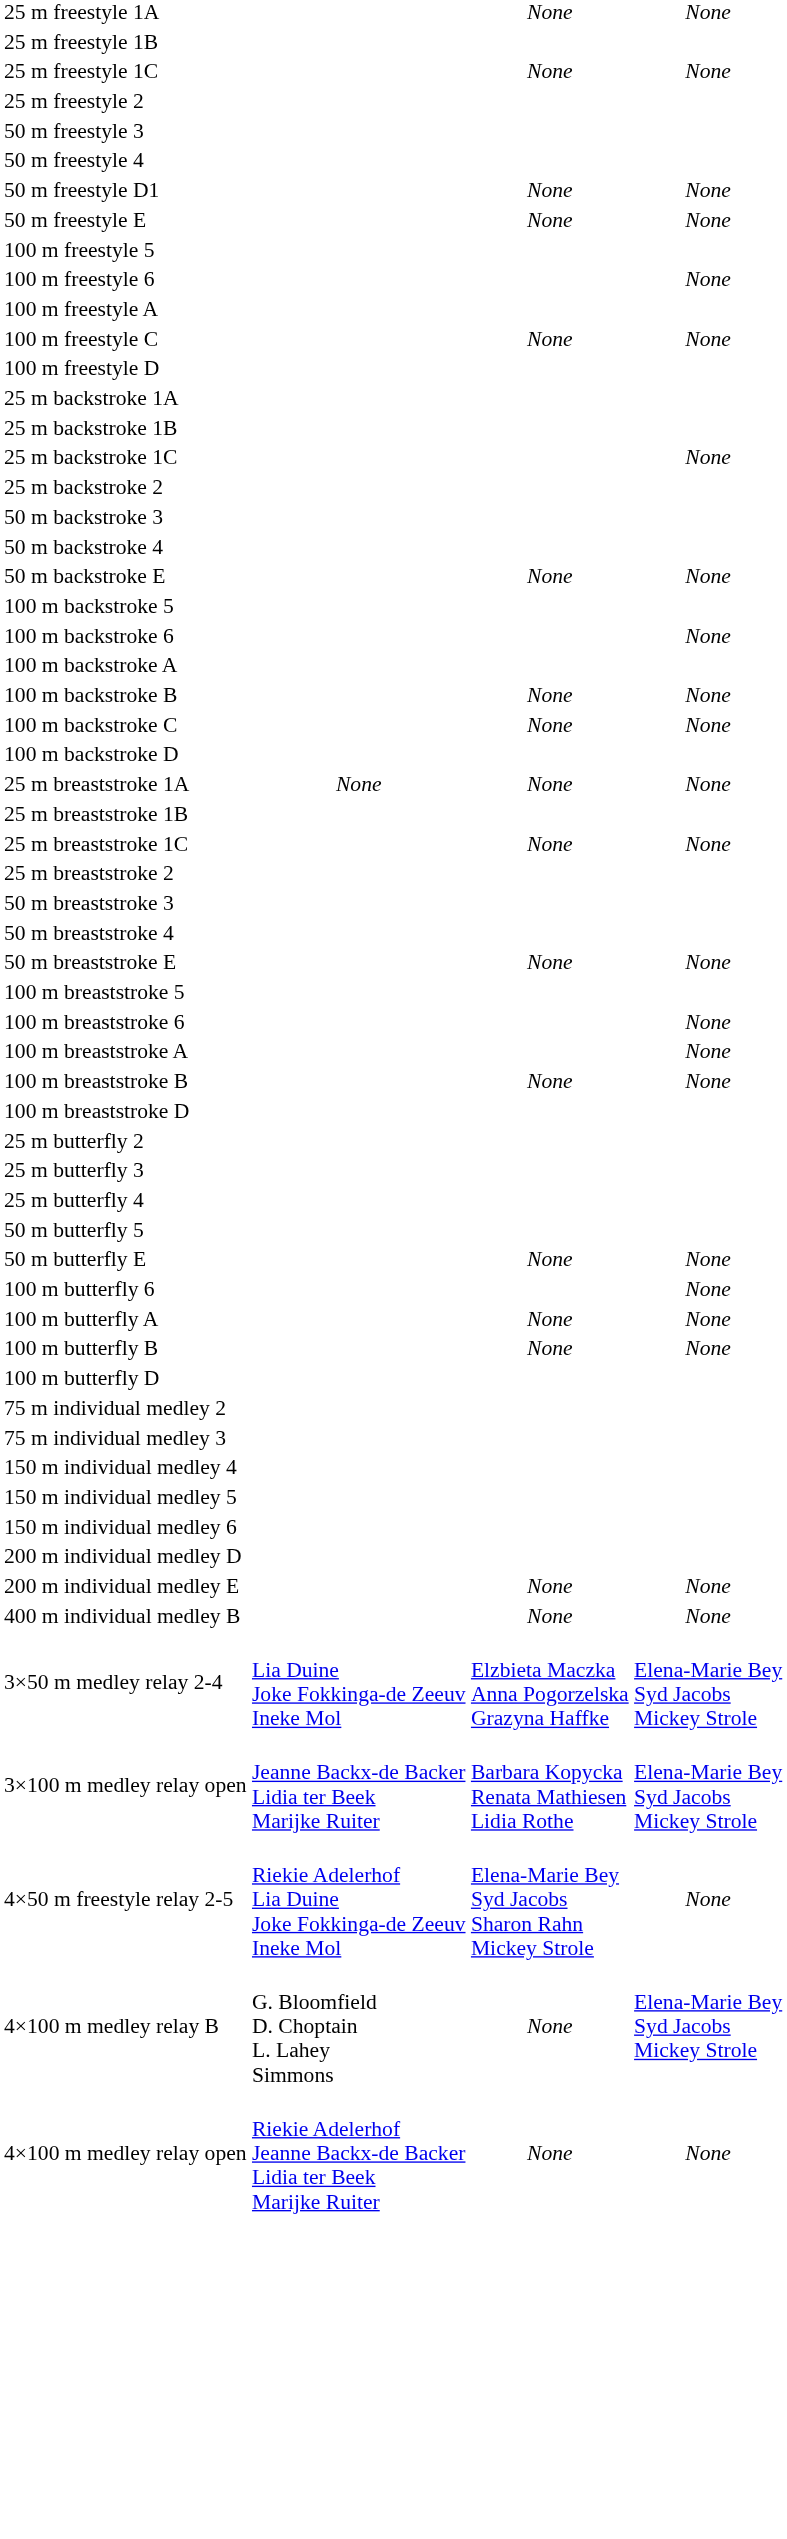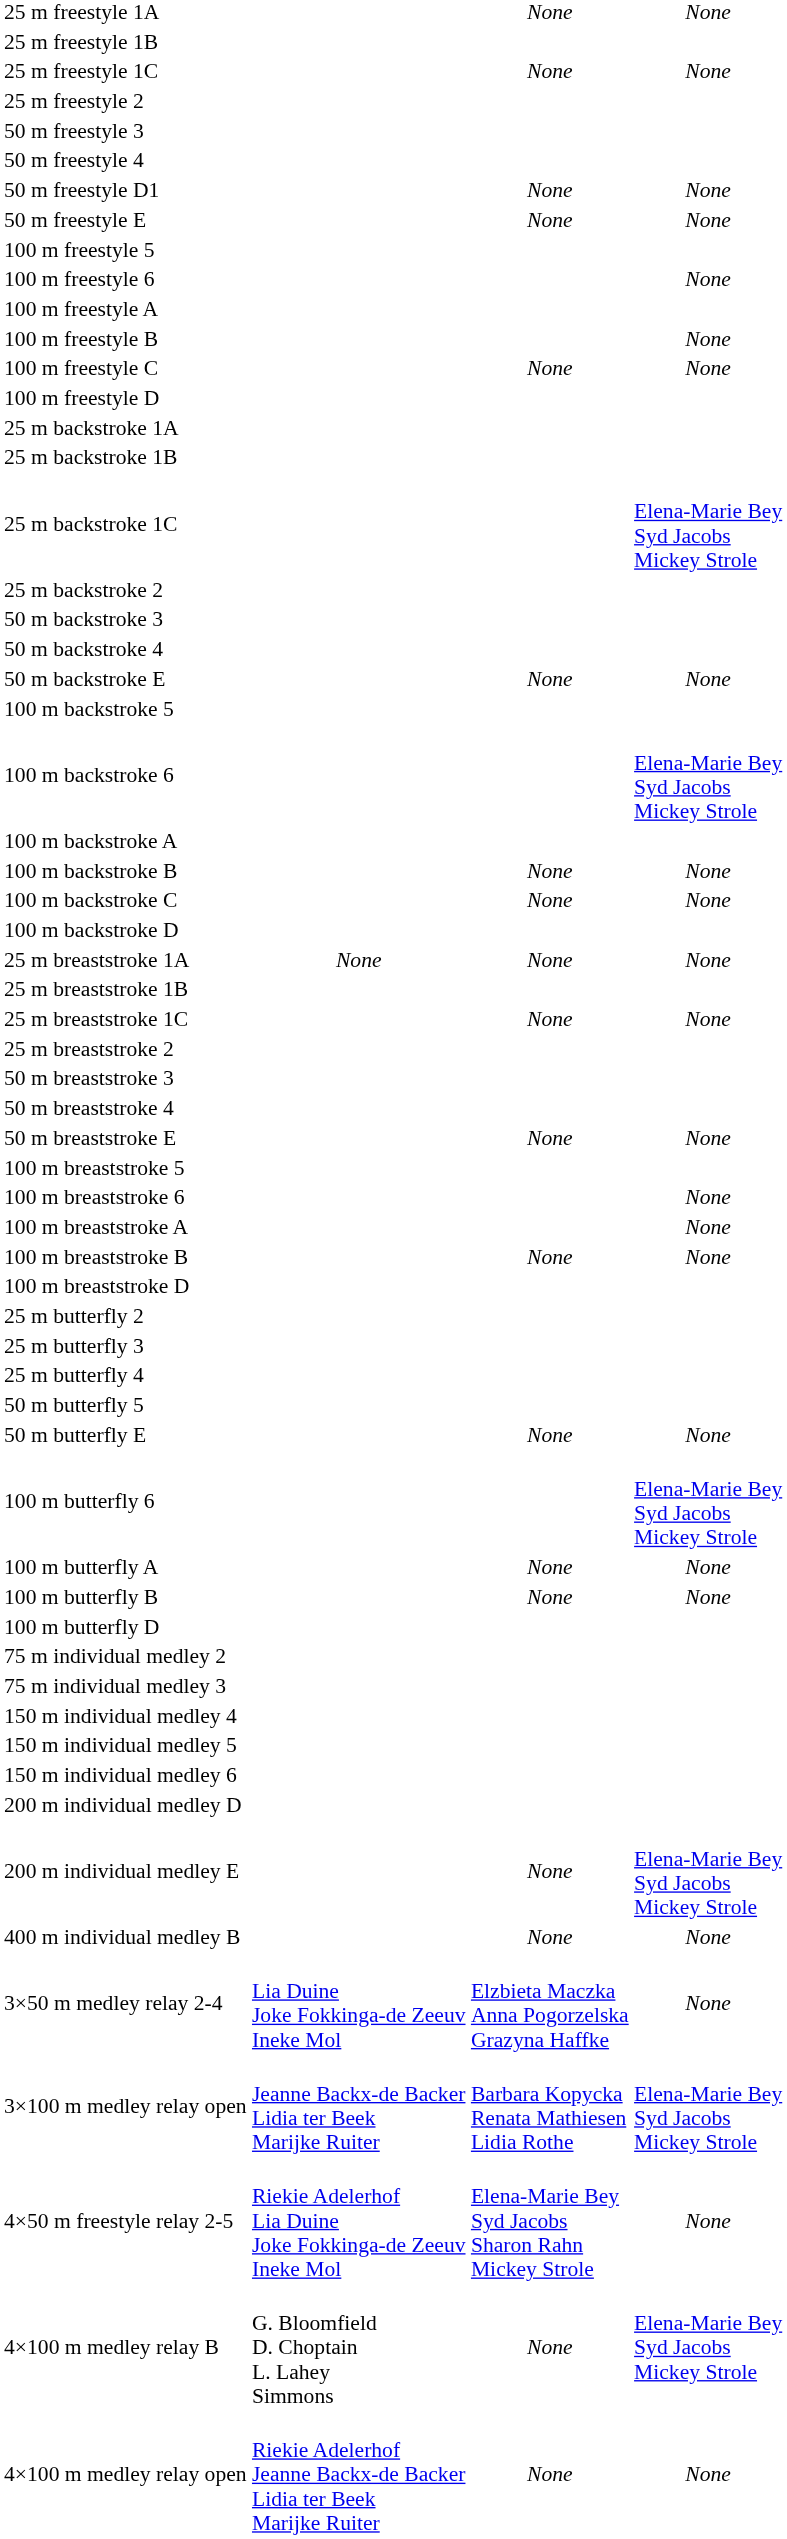+ row: (81, 338)
(708, 457) None -> (708, 535) Elena-Marie Bey Syd Jacobs Mickey Strole
(708, 635) None -> (708, 786) Elena-Marie Bey Syd Jacobs Mickey Strole
(708, 1289) None -> (708, 1513) Elena-Marie Bey Syd Jacobs Mickey Strole
(708, 1586) None -> (708, 1883) Elena-Marie Bey Syd Jacobs Mickey Strole
(708, 1694) Elena-Marie Bey Syd Jacobs Mickey Strole -> (708, 2003) None
